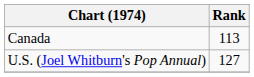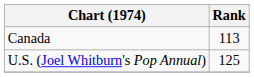(229, 60) 127 -> (229, 60) 125
